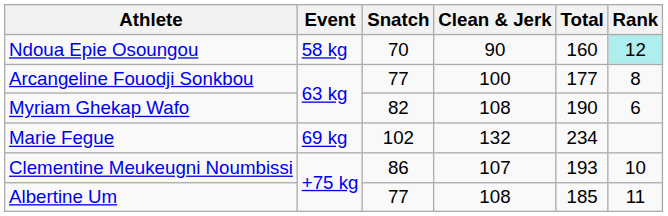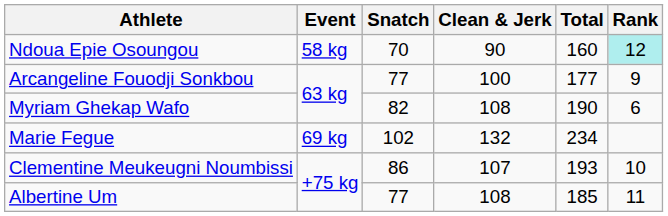(635, 79) 8 -> (635, 79) 9
